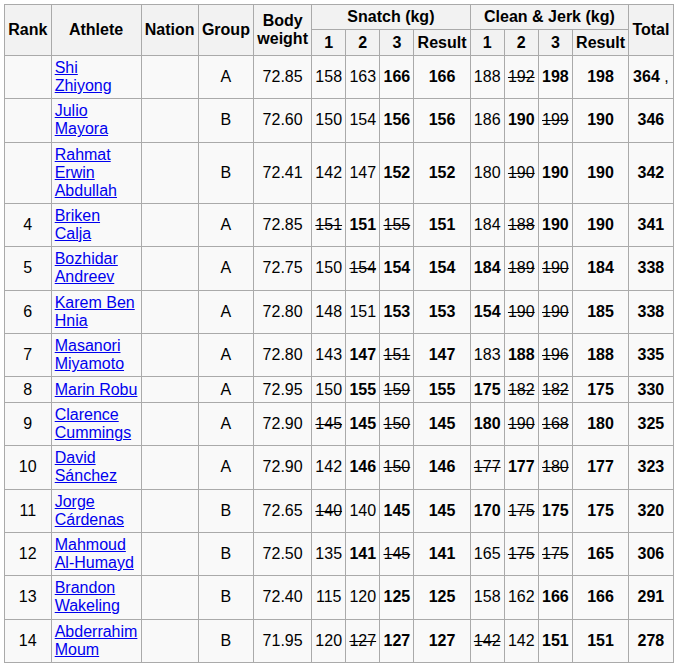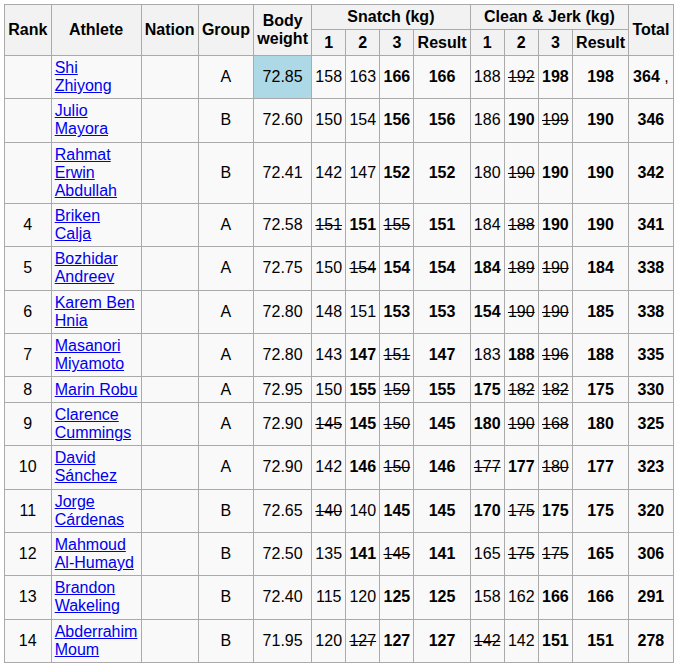(283, 76) no background -> (283, 76) lightblue background
(283, 225) 72.85 -> (283, 225) 72.58
